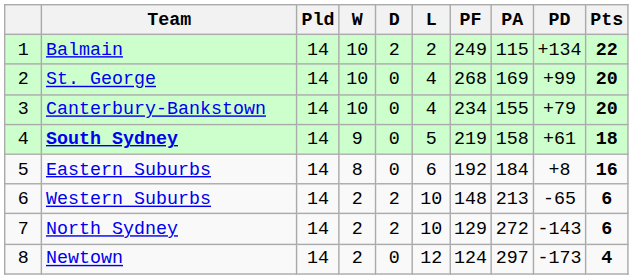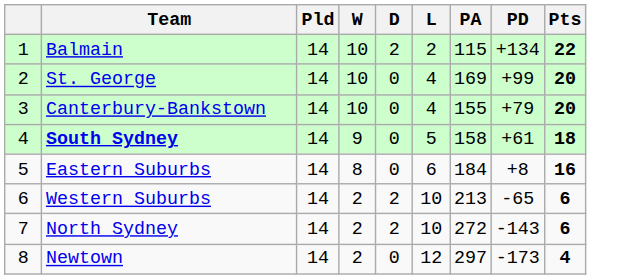- column: (470, 20)
